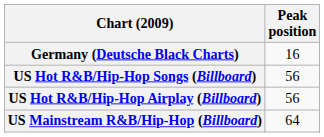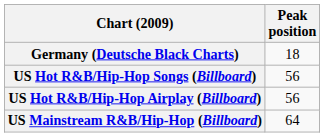(292, 53) 16 -> (292, 53) 18
